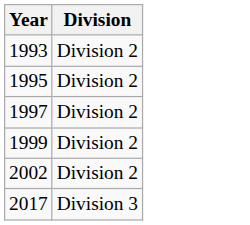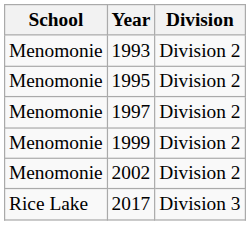+ column: (56, 19)
